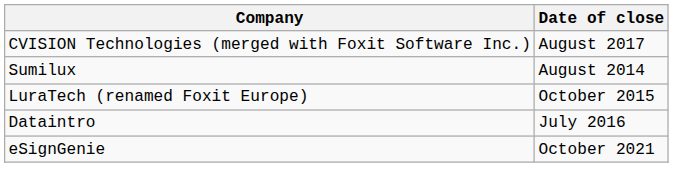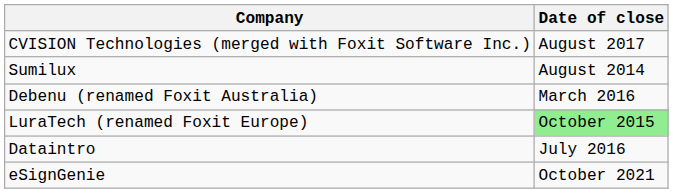+ row: (163, 97)
(597, 97) no background -> (597, 123) lightgreen background
